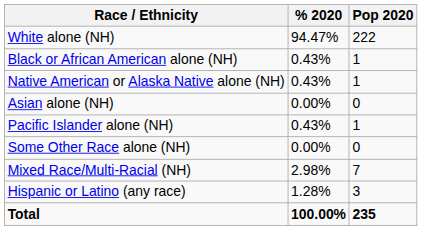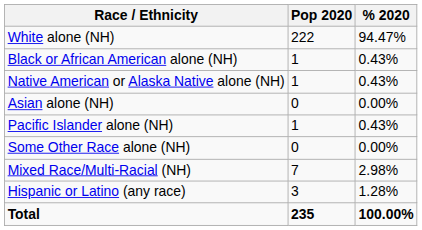columns swapped: (383, 15) <-> (319, 15)
